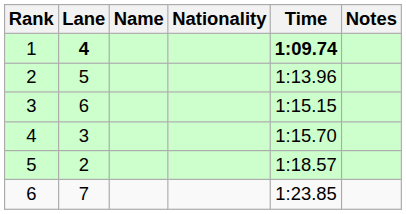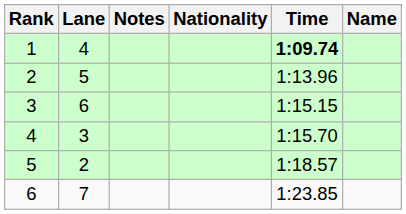columns swapped: (139, 19) <-> (371, 19)
(84, 48) bold -> (84, 48) normal
